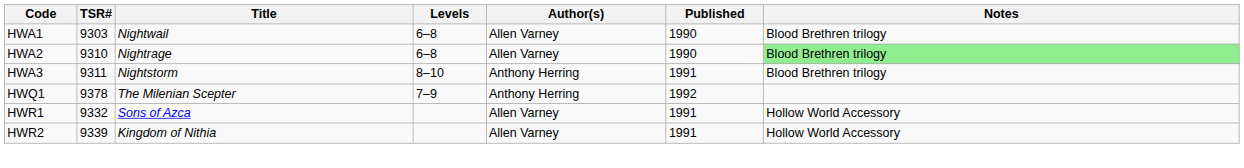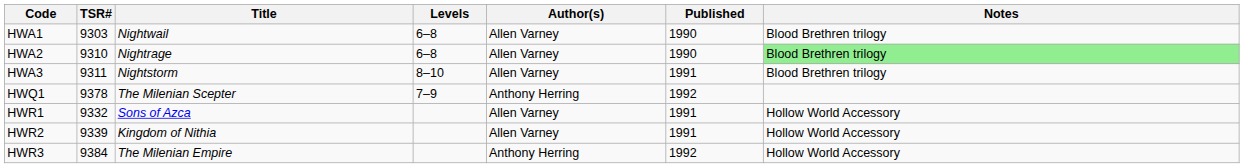(534, 73) Anthony Herring -> (524, 73) Allen Varney
+ row: (26, 152)
